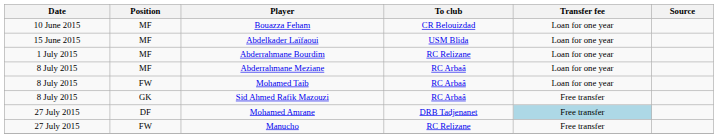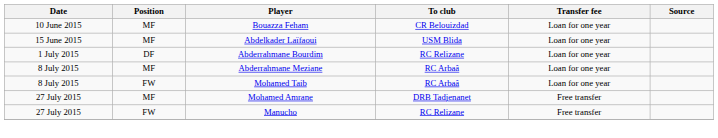(145, 54) MF -> (149, 54) DF
- row: (282, 97)
(145, 111) DF -> (149, 97) MF
(582, 111) lightblue background -> (579, 97) no background
